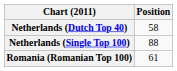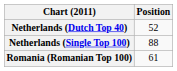(153, 27) 58 -> (153, 27) 52
